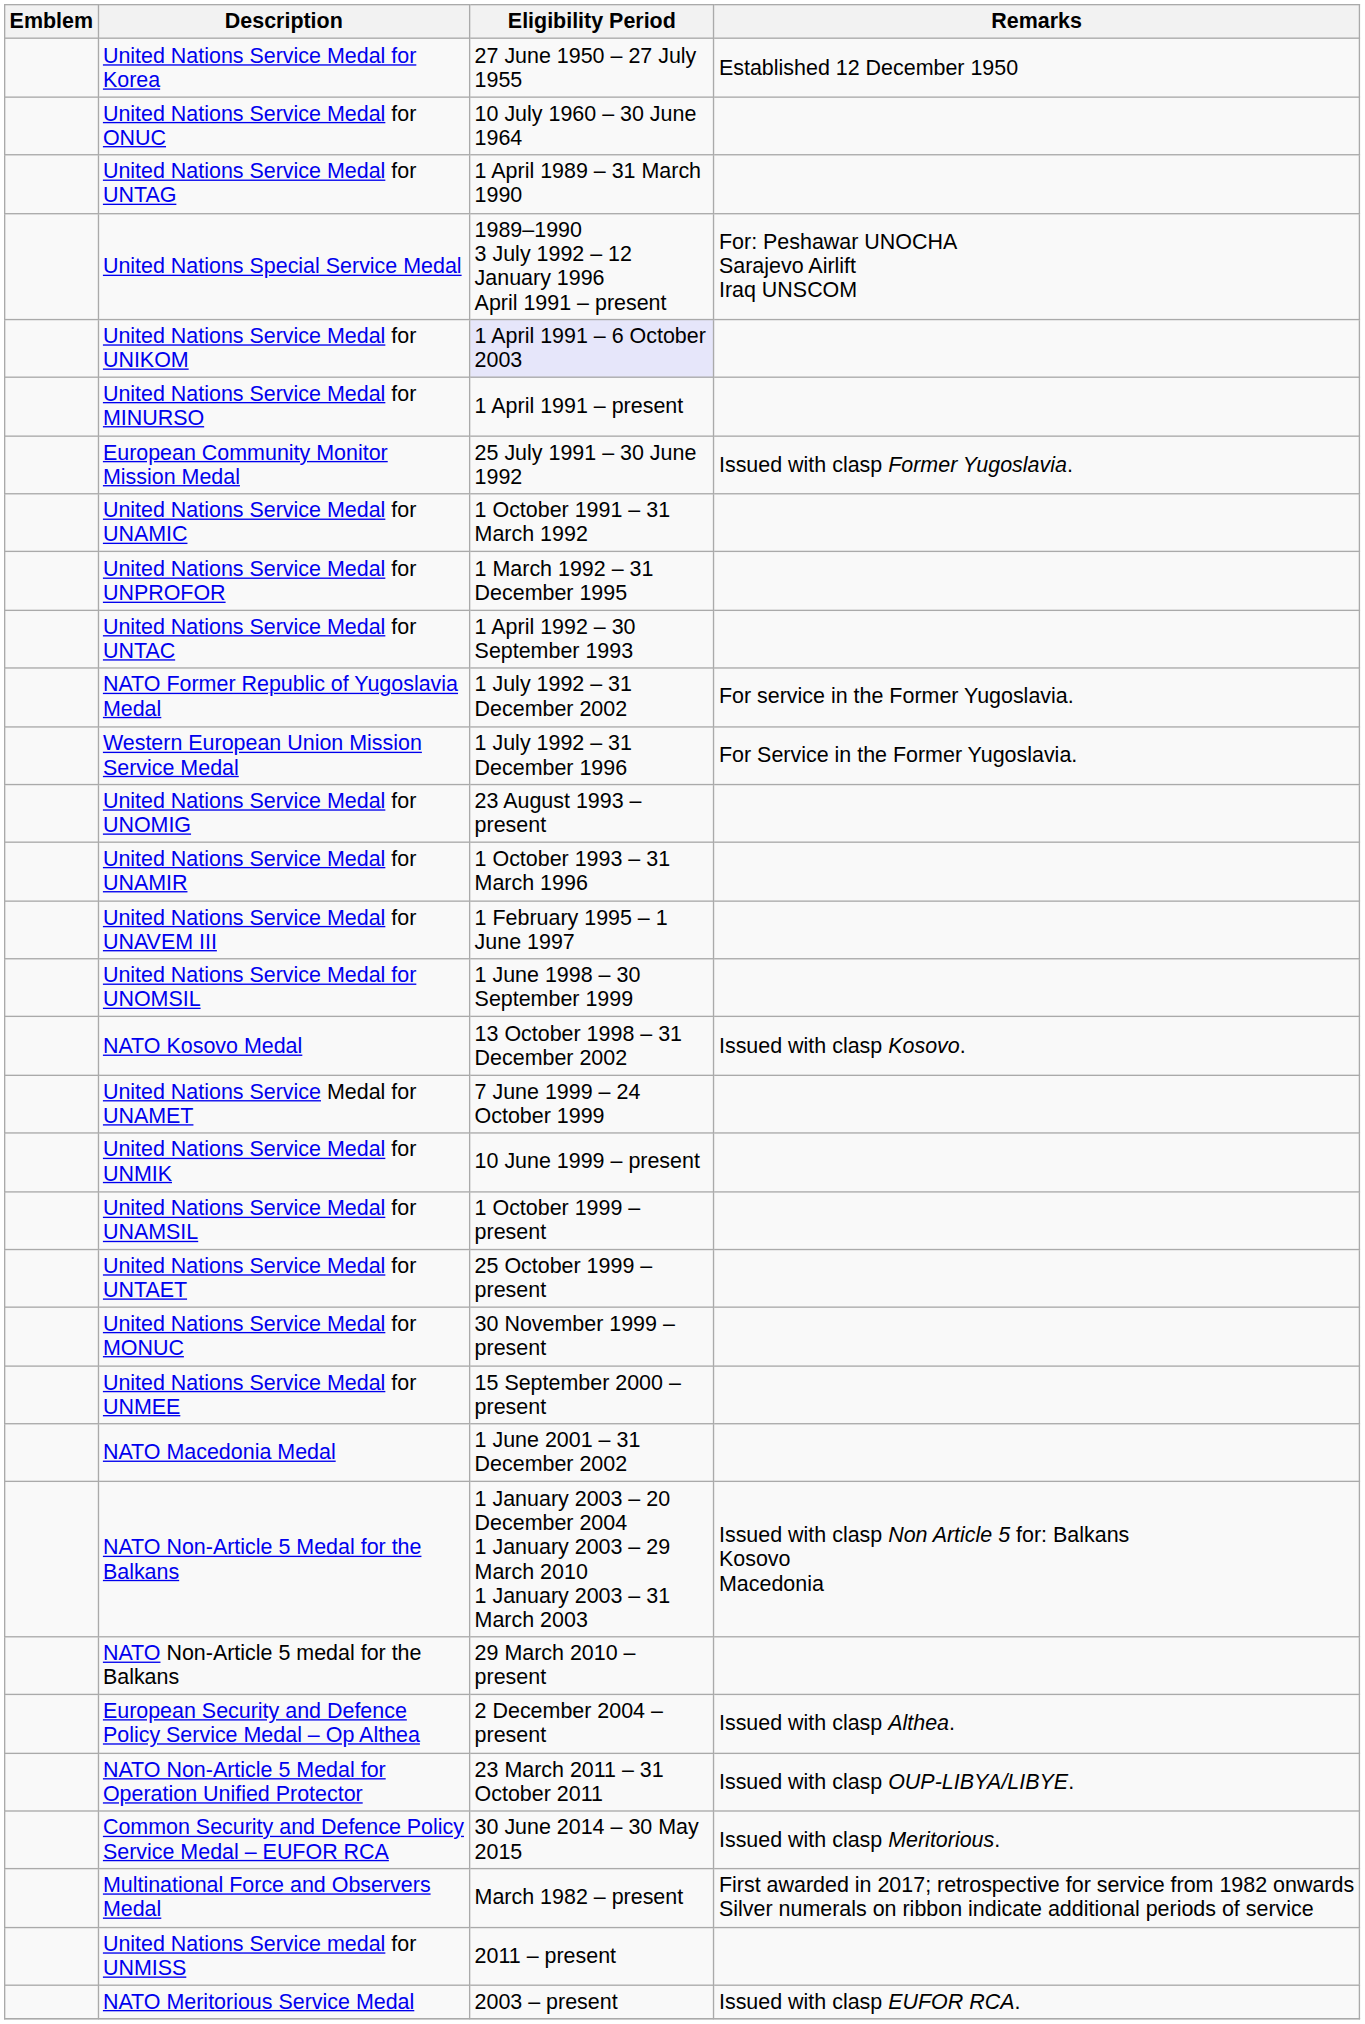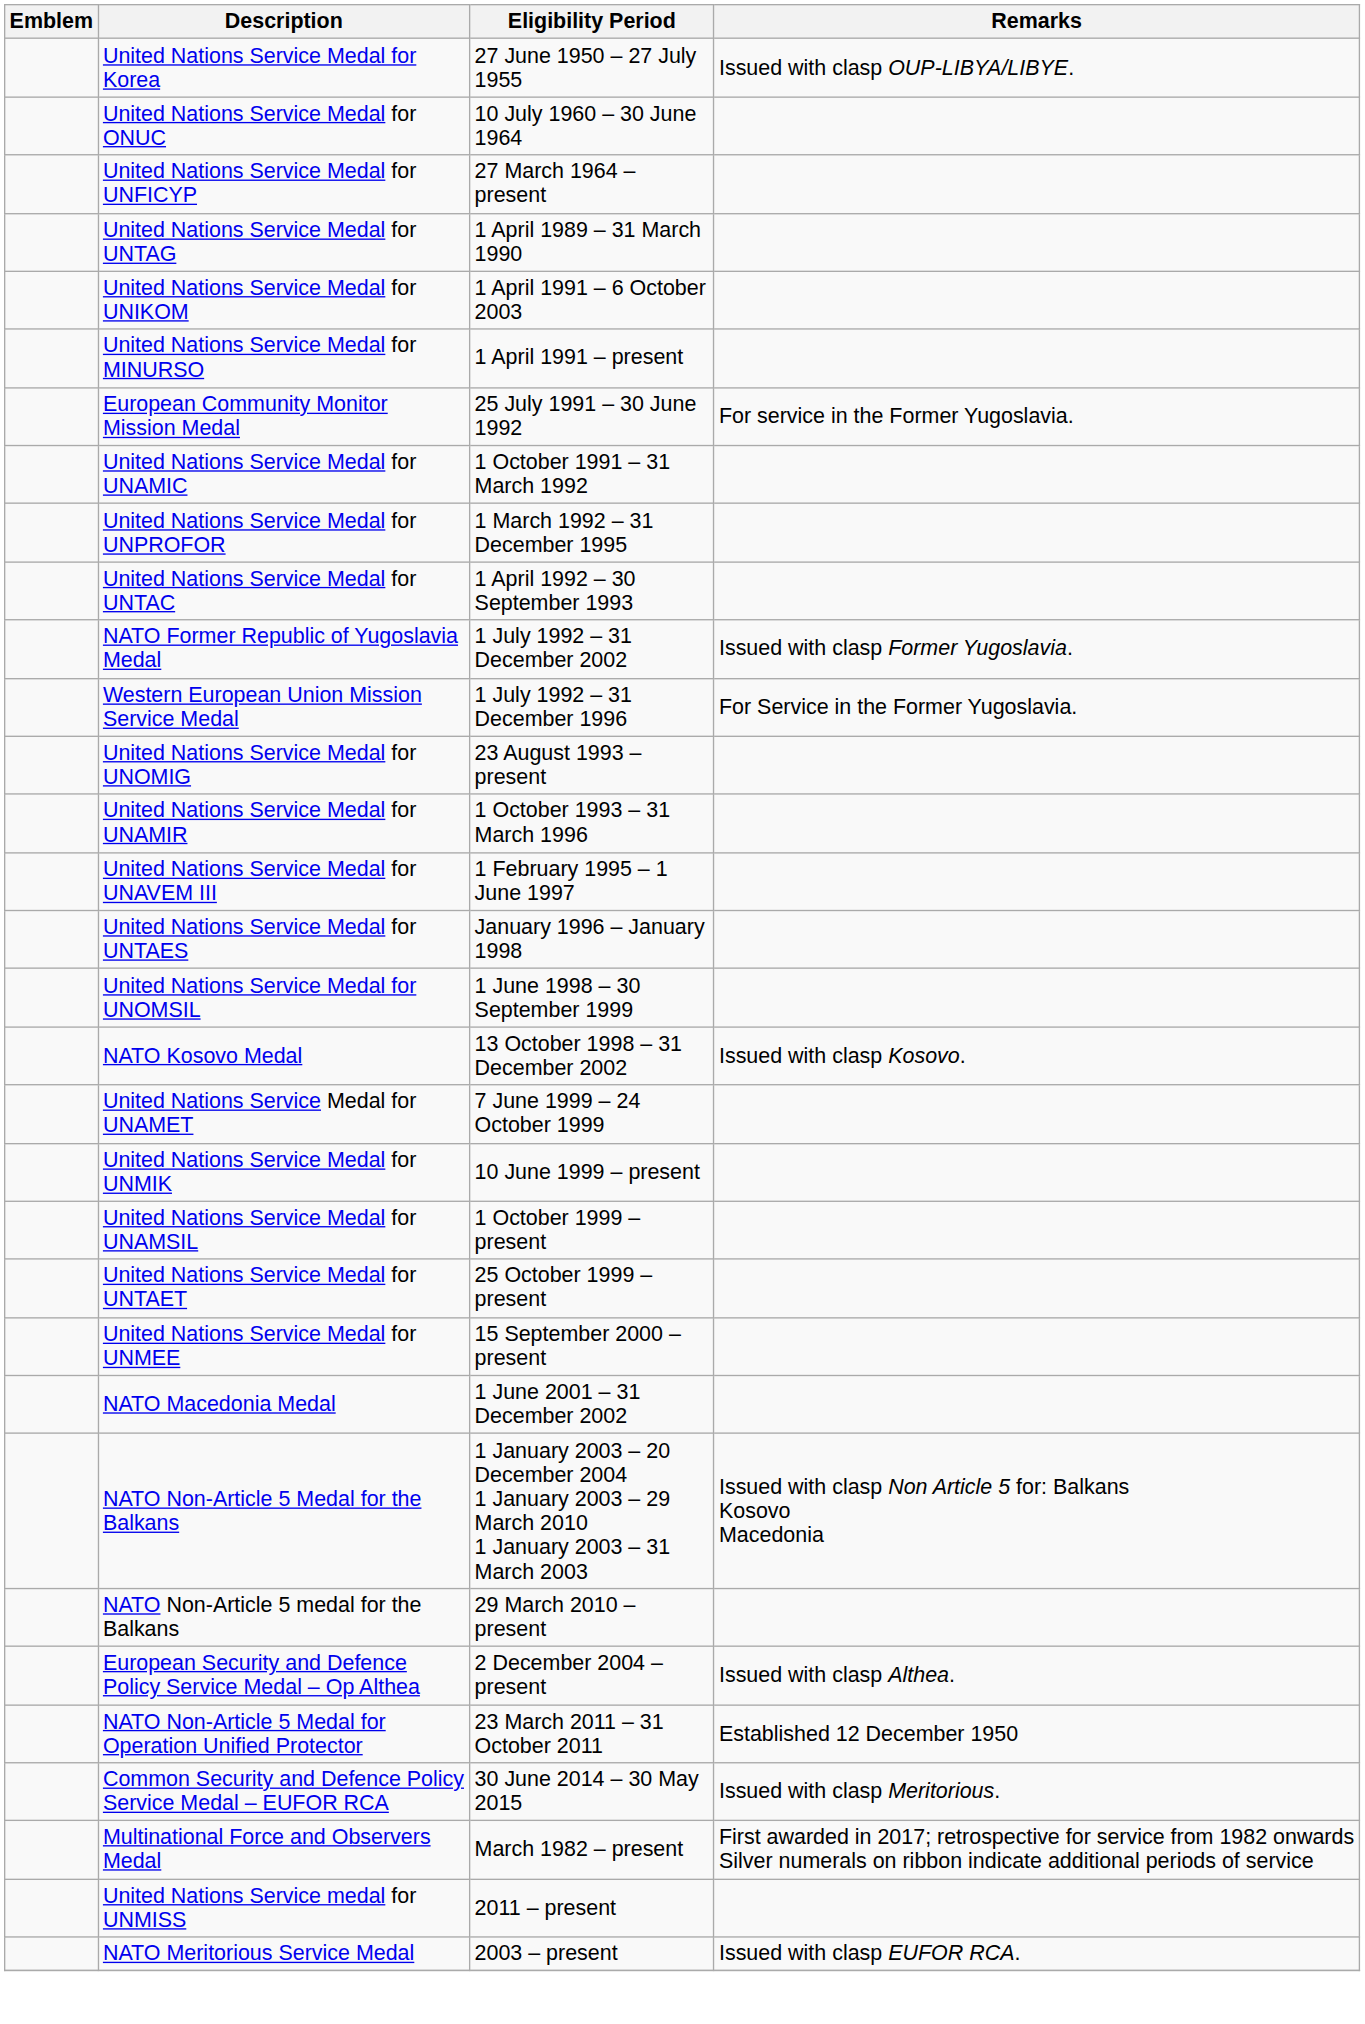(869, 67) Established 12 December 1950 -> (897, 67) Issued with clasp OUP-LIBYA/LIBYE.
+ row: (260, 183)
- row: (282, 266)
(590, 348) lavender background -> (590, 300) no background
(896, 464) Issued with clasp Former Yugoslavia. -> (896, 416) For service in the Former Yugoslavia.
(896, 697) For service in the Former Yugoslavia. -> (896, 648) Issued with clasp Former Yugoslavia.
+ row: (260, 939)
- row: (260, 1336)
(897, 1781) Issued with clasp OUP-LIBYA/LIBYE. -> (869, 1733) Established 12 December 1950
